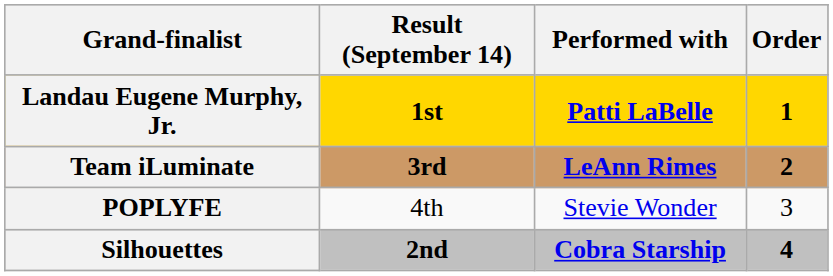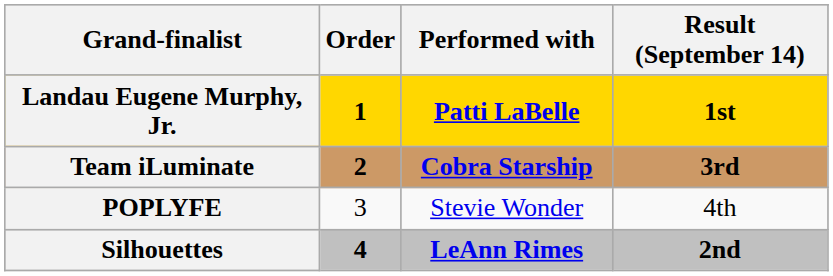columns swapped: (787, 39) <-> (427, 39)
(640, 166) LeAnn Rimes -> (507, 166) Cobra Starship
(640, 249) Cobra Starship -> (507, 249) LeAnn Rimes
